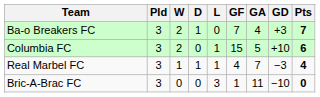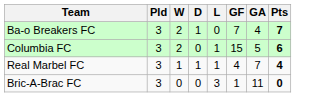- column: (280, 13)
